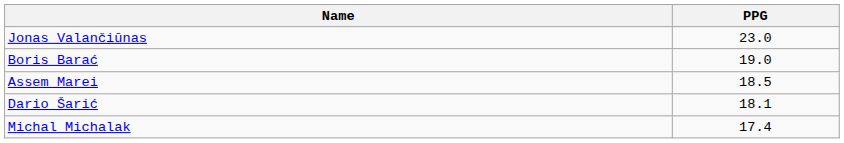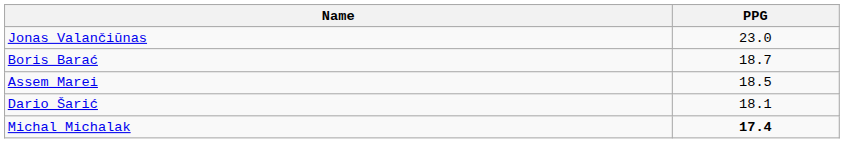(755, 60) 19.0 -> (755, 60) 18.7
(755, 127) normal -> (755, 127) bold
